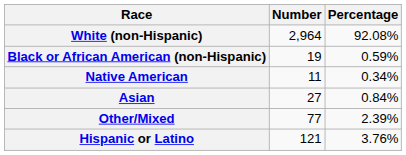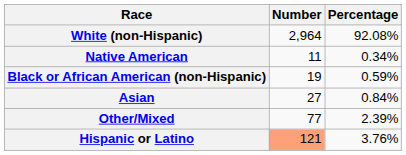rows swapped: (137, 56) <-> (137, 77)
(311, 139) no background -> (311, 139) lightsalmon background
